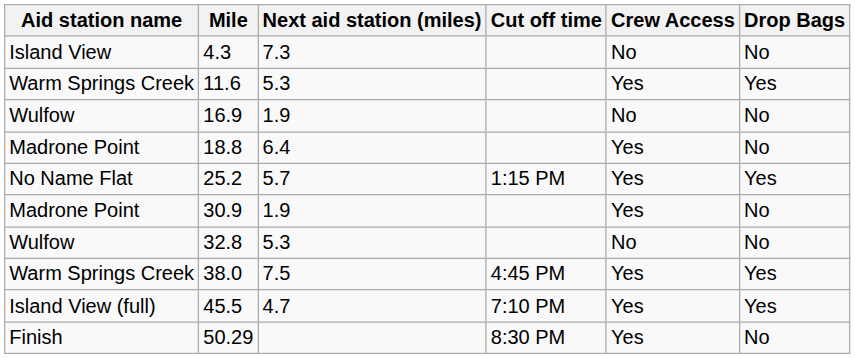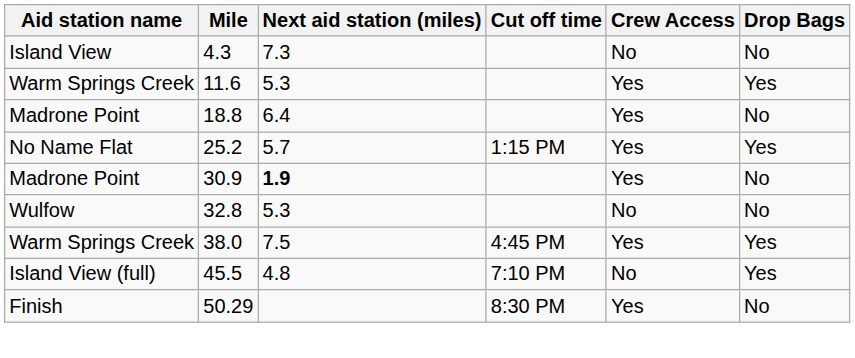- row: (223, 115)
(276, 210) normal -> (276, 178) bold
(276, 305) 4.7 -> (276, 274) 4.8
(627, 305) Yes -> (624, 274) No
